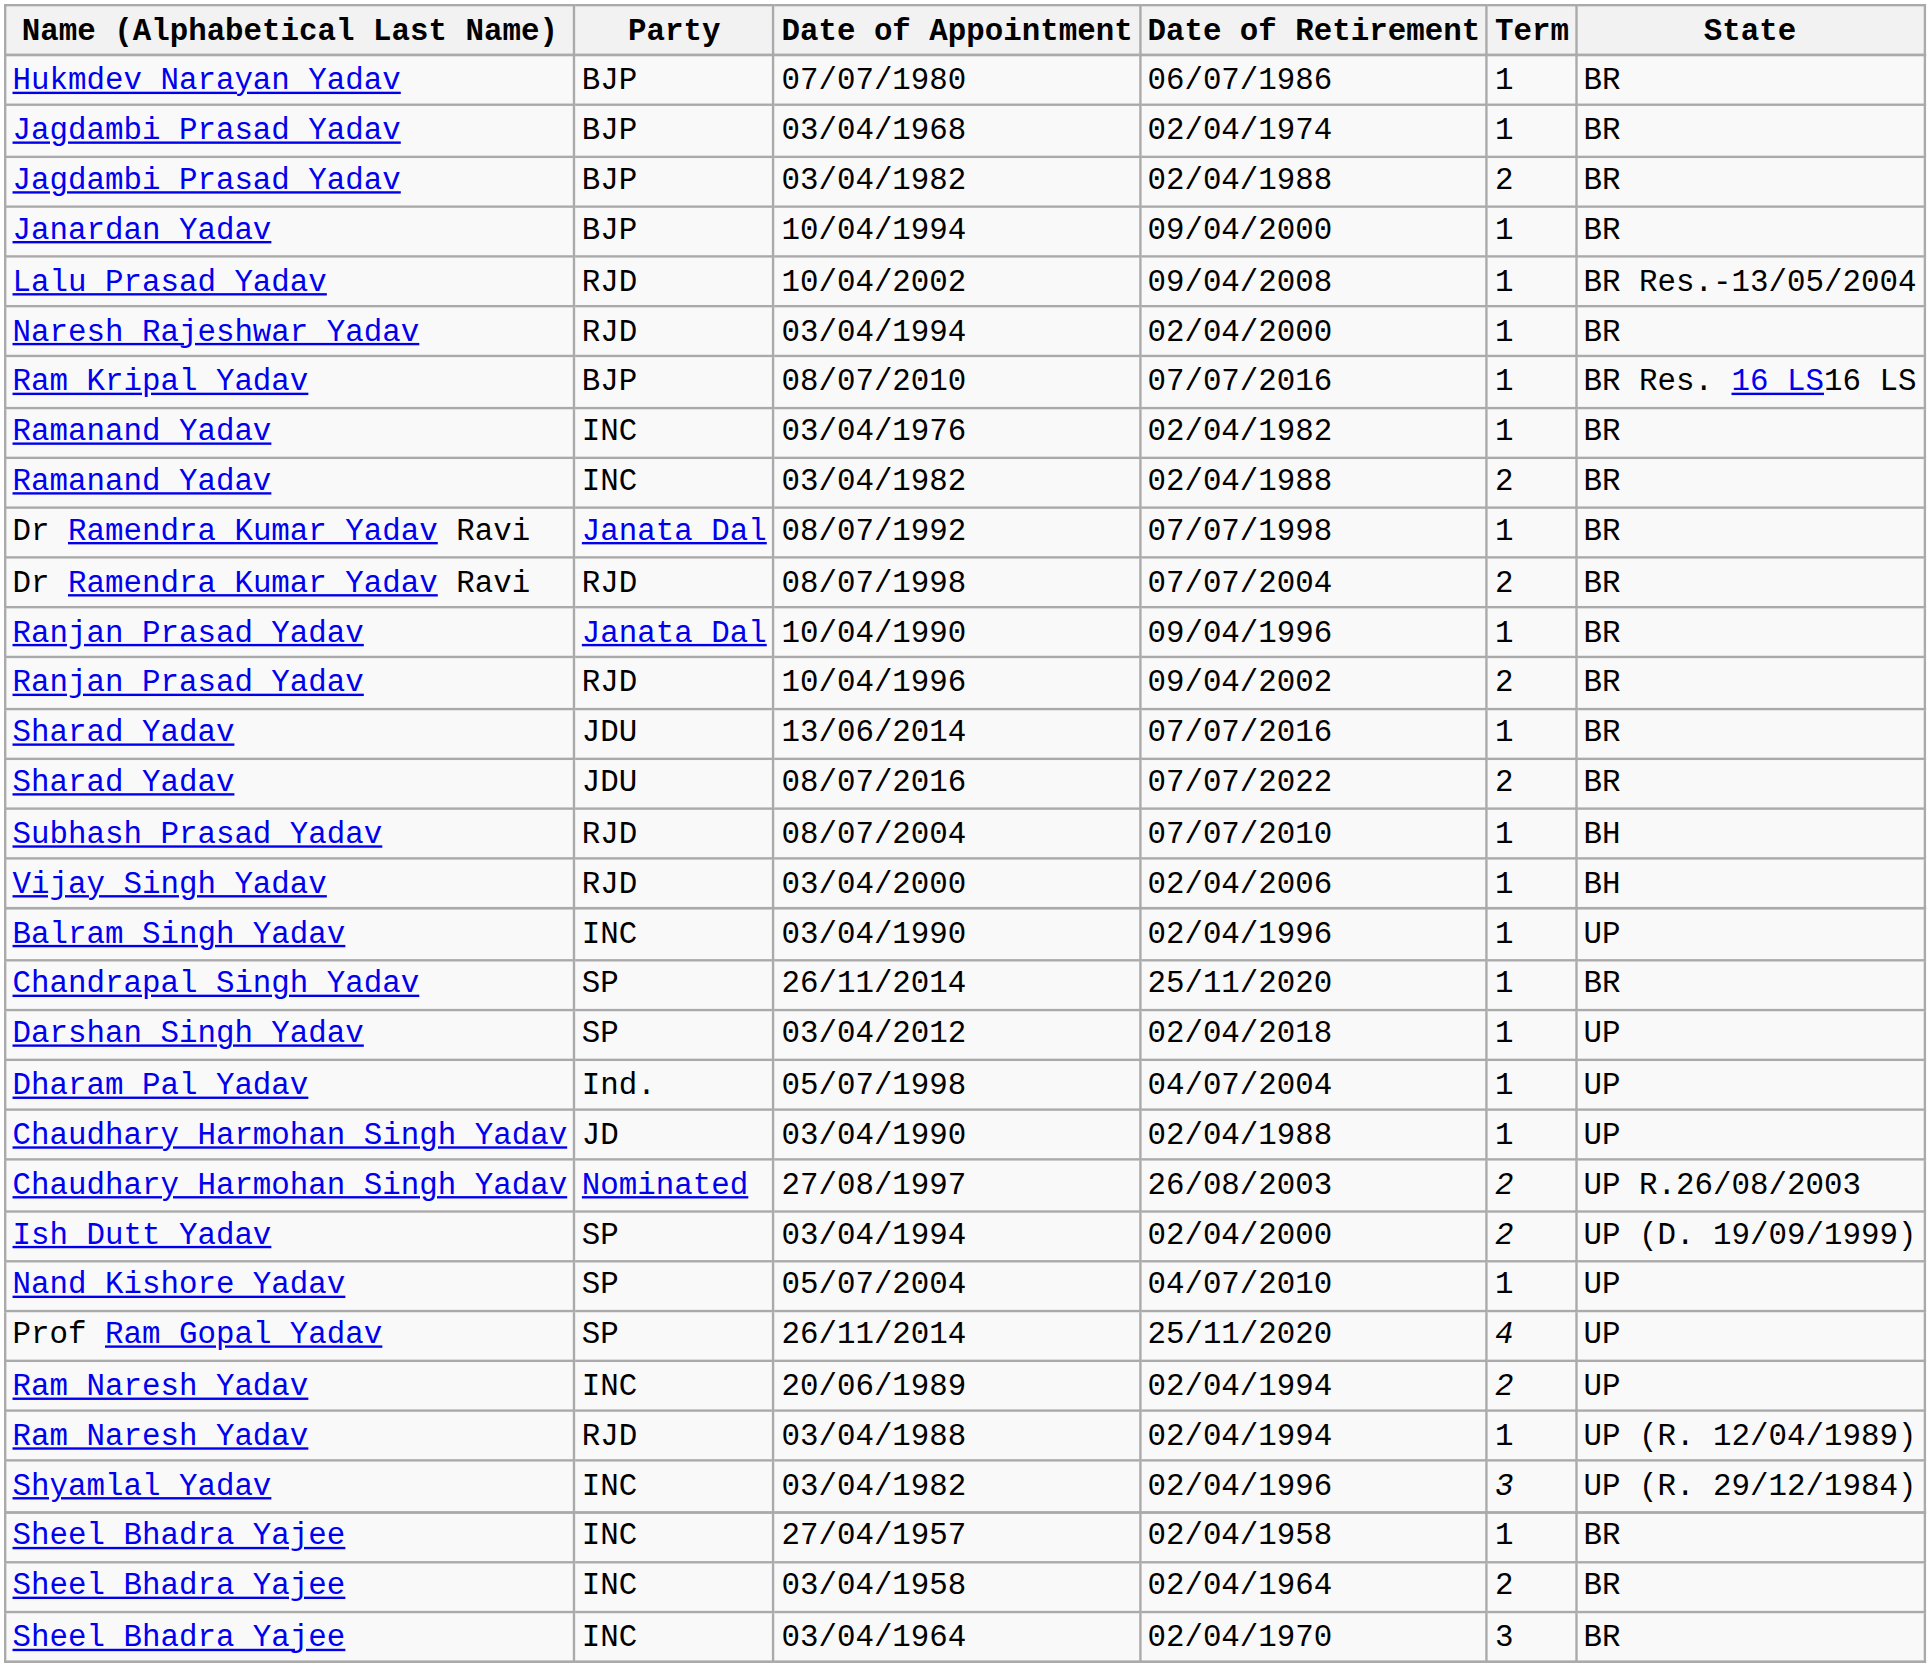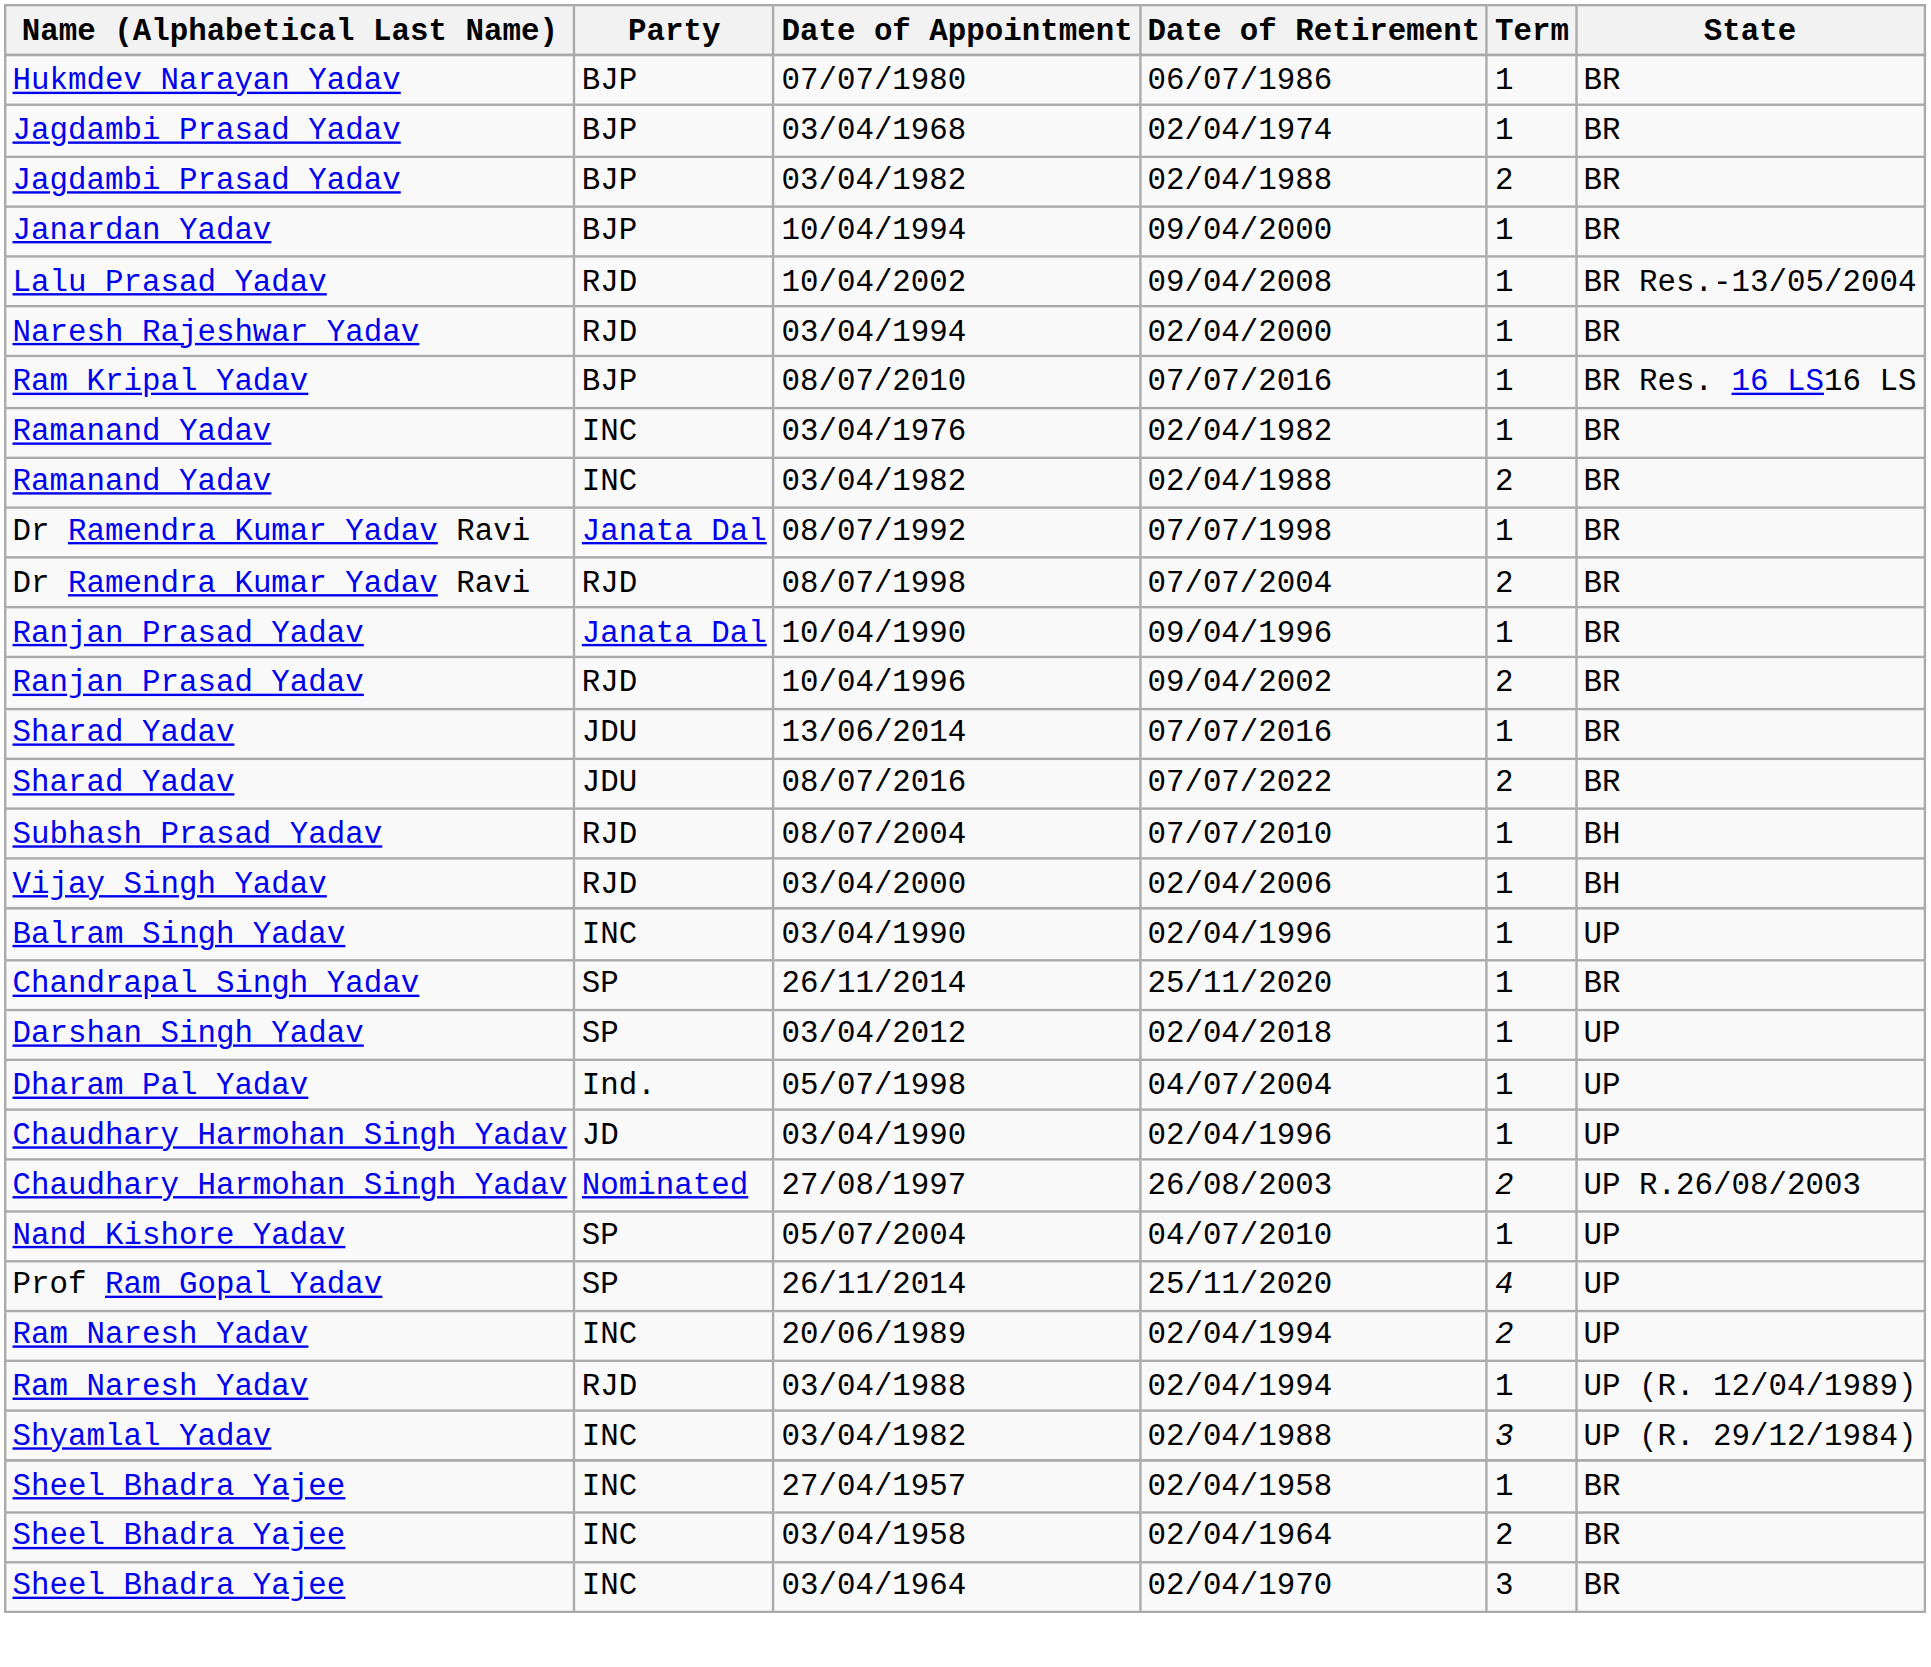(1240, 1135) 02/04/1988 -> (1240, 1135) 02/04/1996
- row: (142, 1235)
(1240, 1487) 02/04/1996 -> (1240, 1436) 02/04/1988
